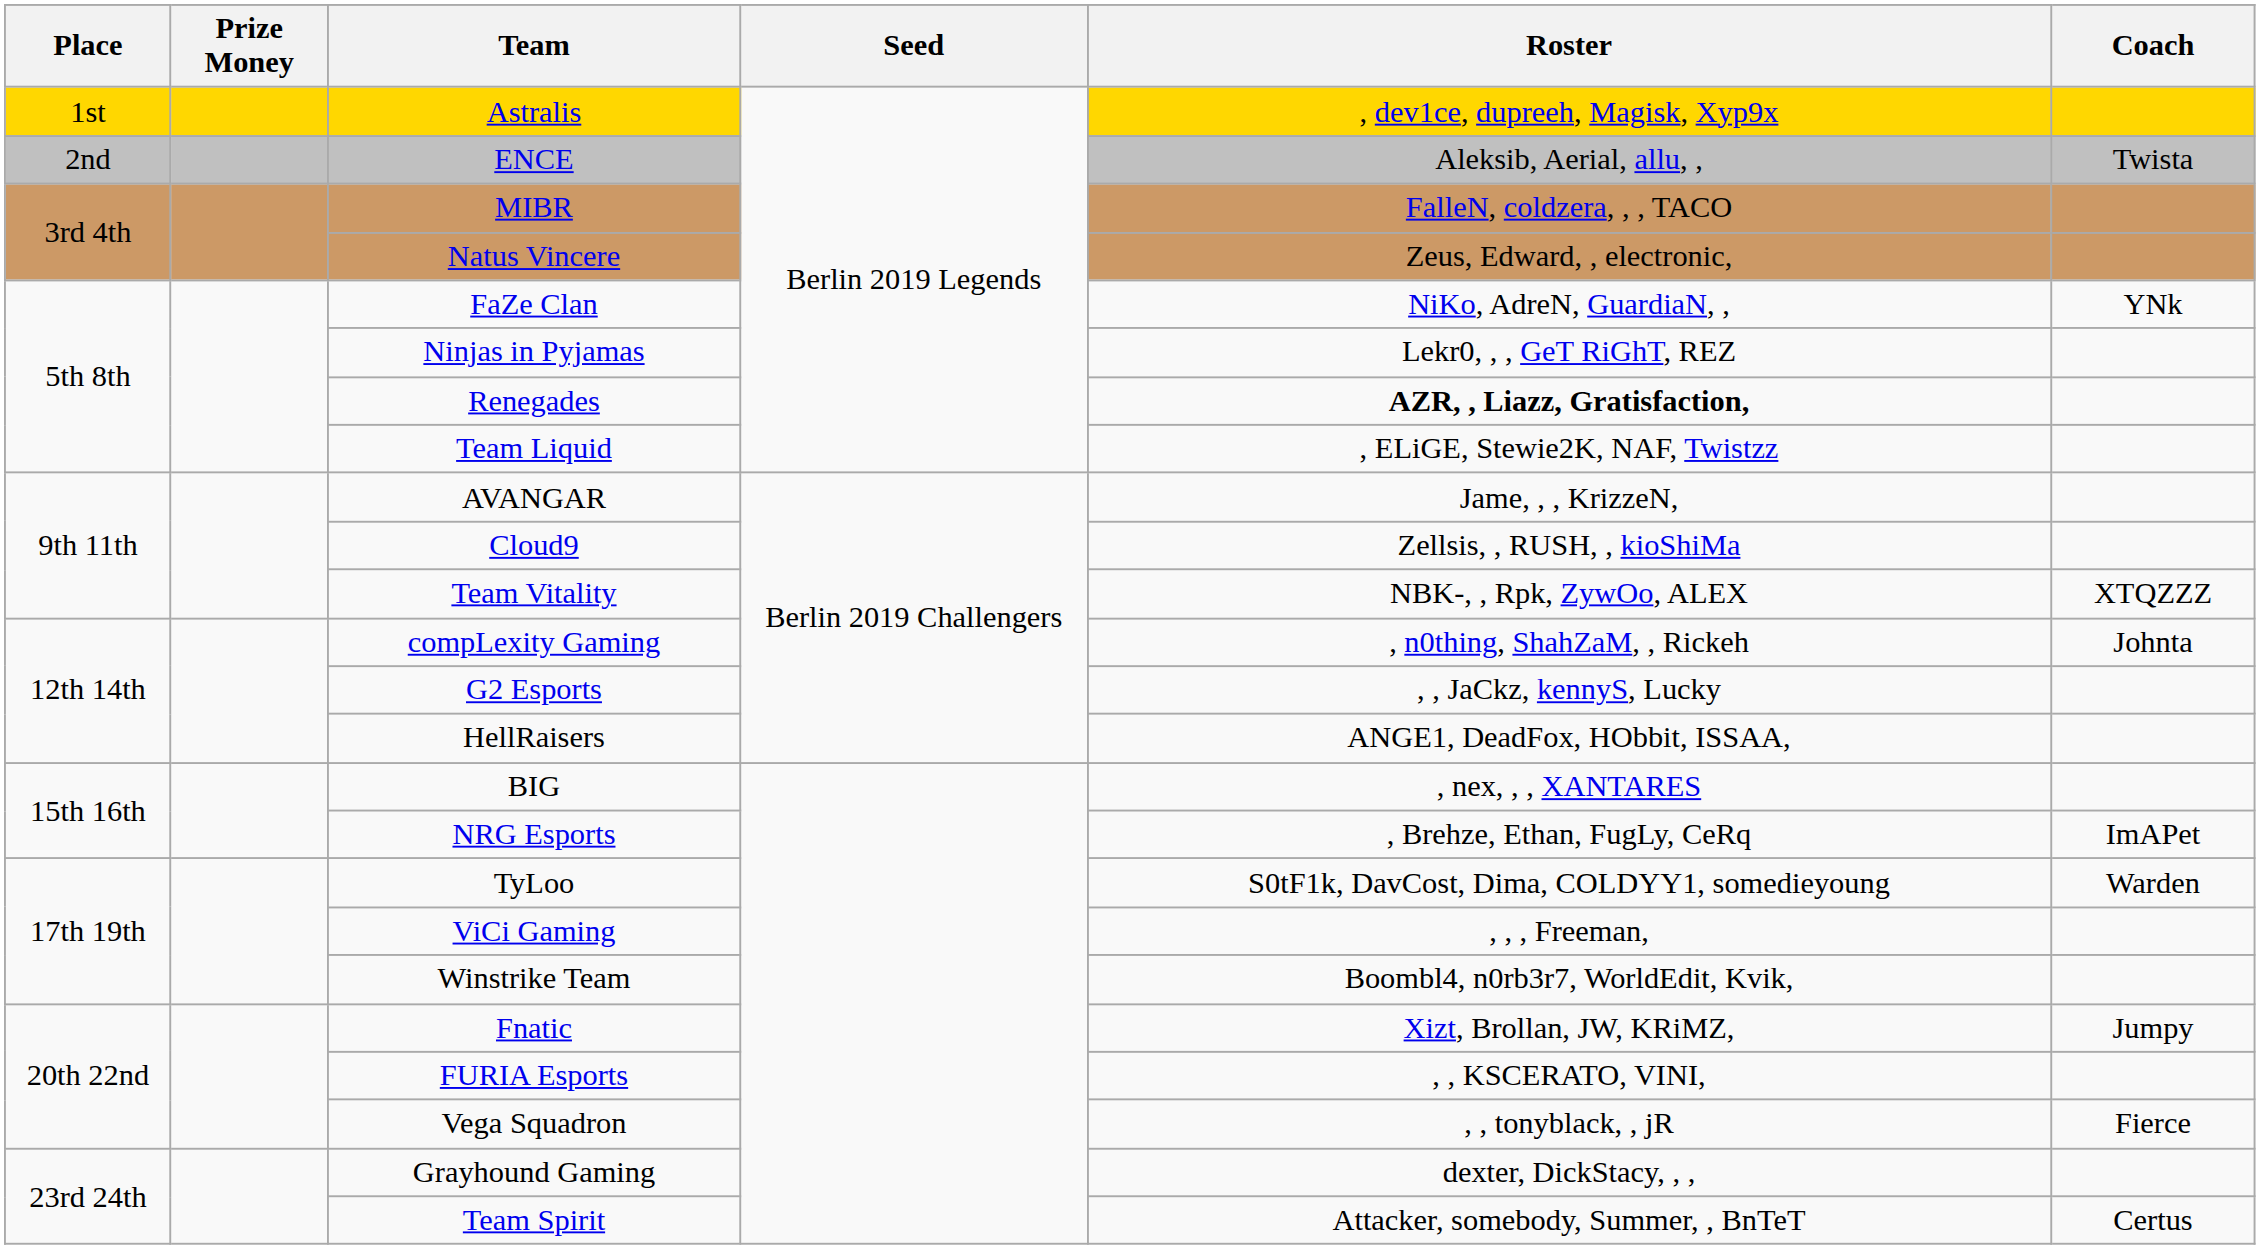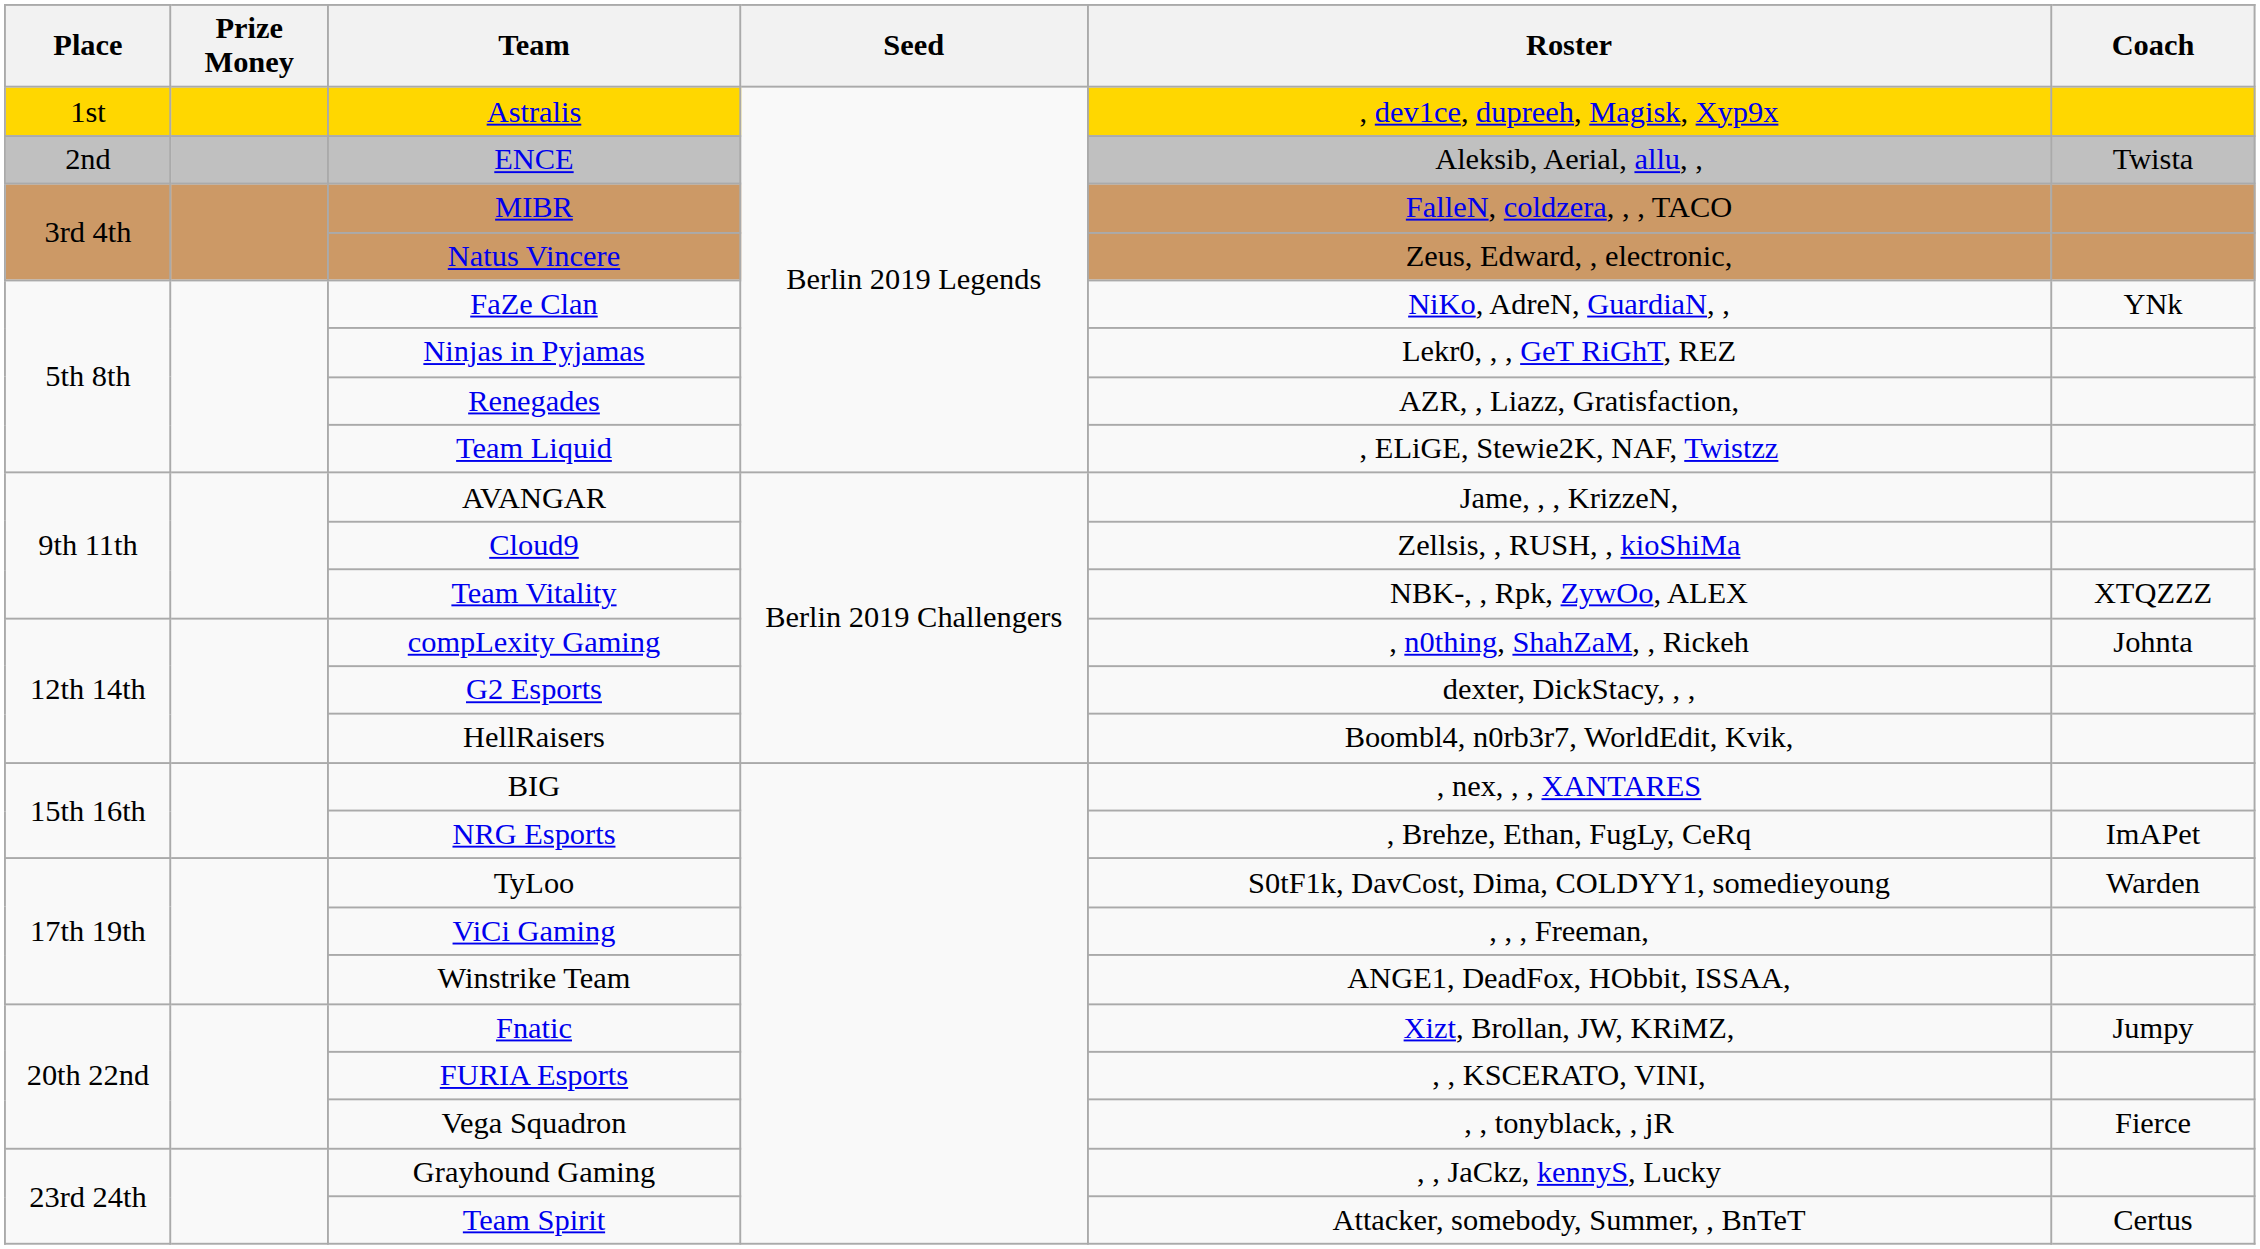(1569, 400) bold -> (1569, 400) normal
(1569, 689) , , JaCkz, kennyS, Lucky -> (1569, 689) dexter, DickStacy, , ,
(1569, 737) ANGE1, DeadFox, HObbit, ISSAA, -> (1569, 737) Boombl4, n0rb3r7, WorldEdit, Kvik,
(1569, 978) Boombl4, n0rb3r7, WorldEdit, Kvik, -> (1569, 978) ANGE1, DeadFox, HObbit, ISSAA,
(1569, 1171) dexter, DickStacy, , , -> (1569, 1171) , , JaCkz, kennyS, Lucky
